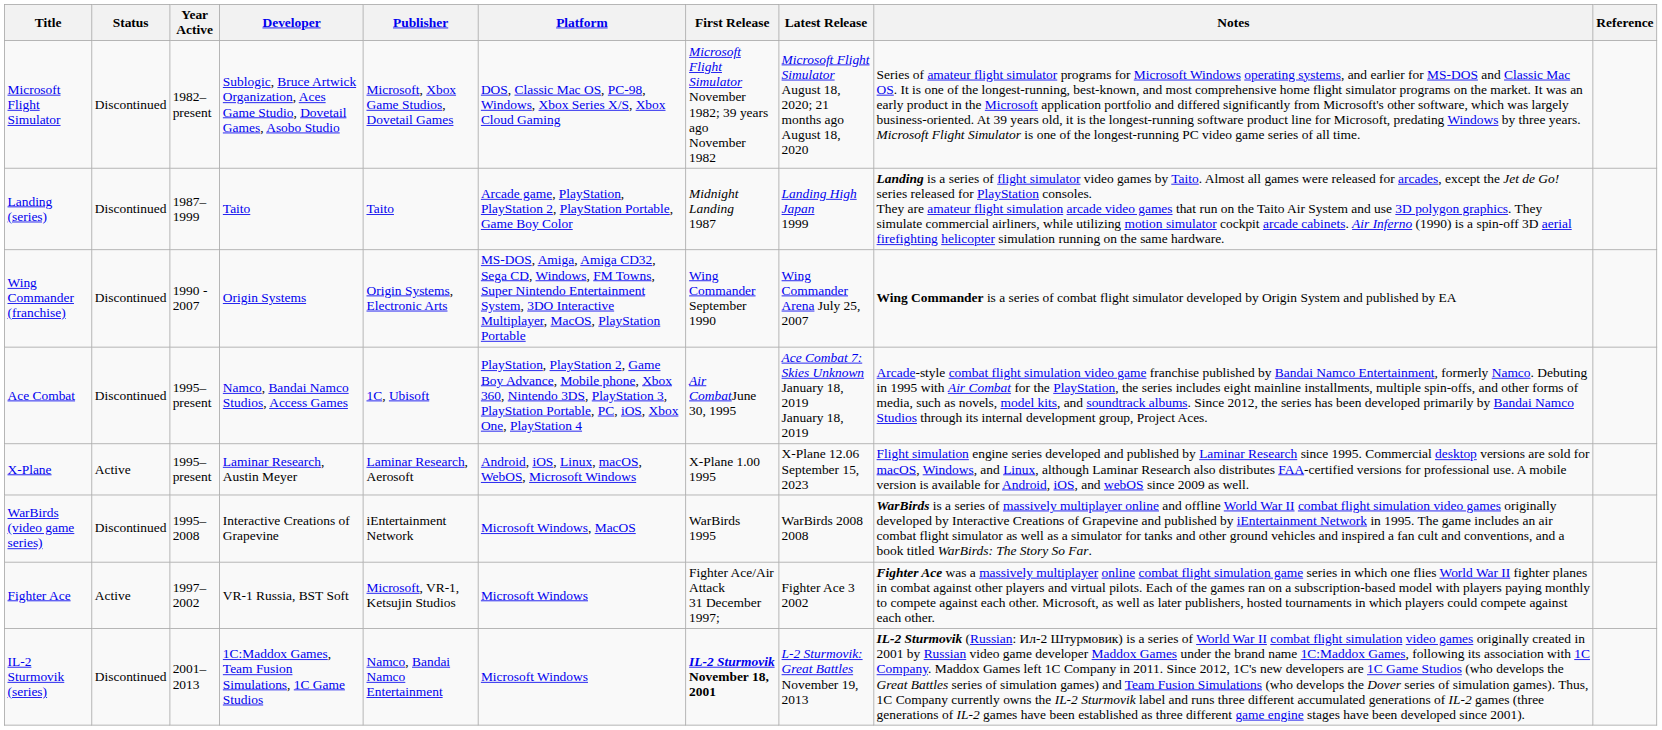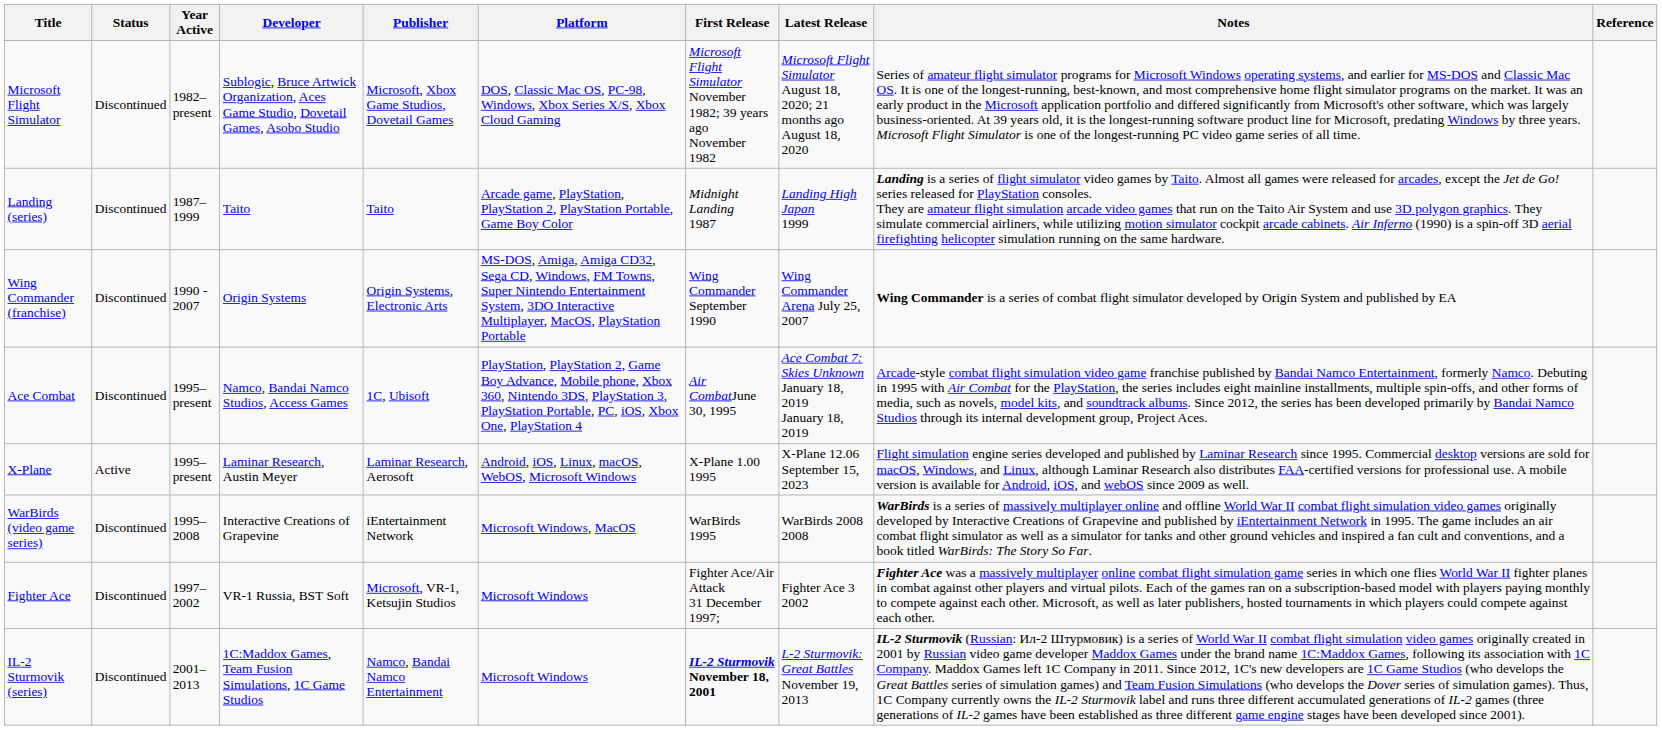(113, 595) Active -> (131, 595) Discontinued
